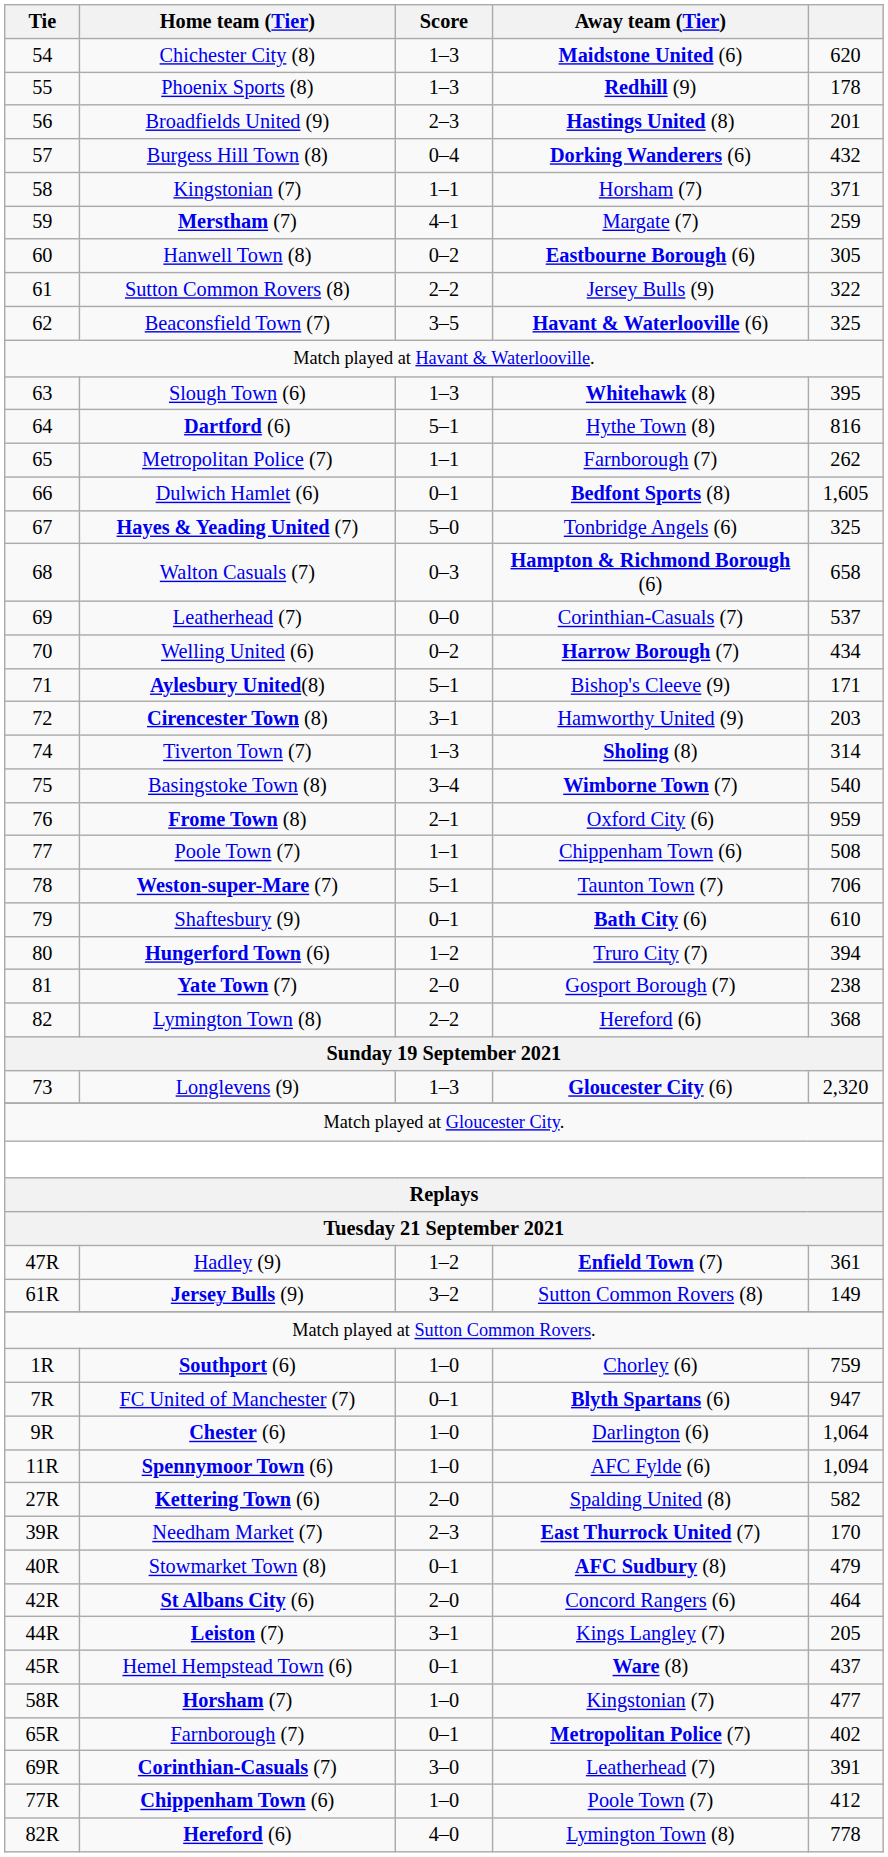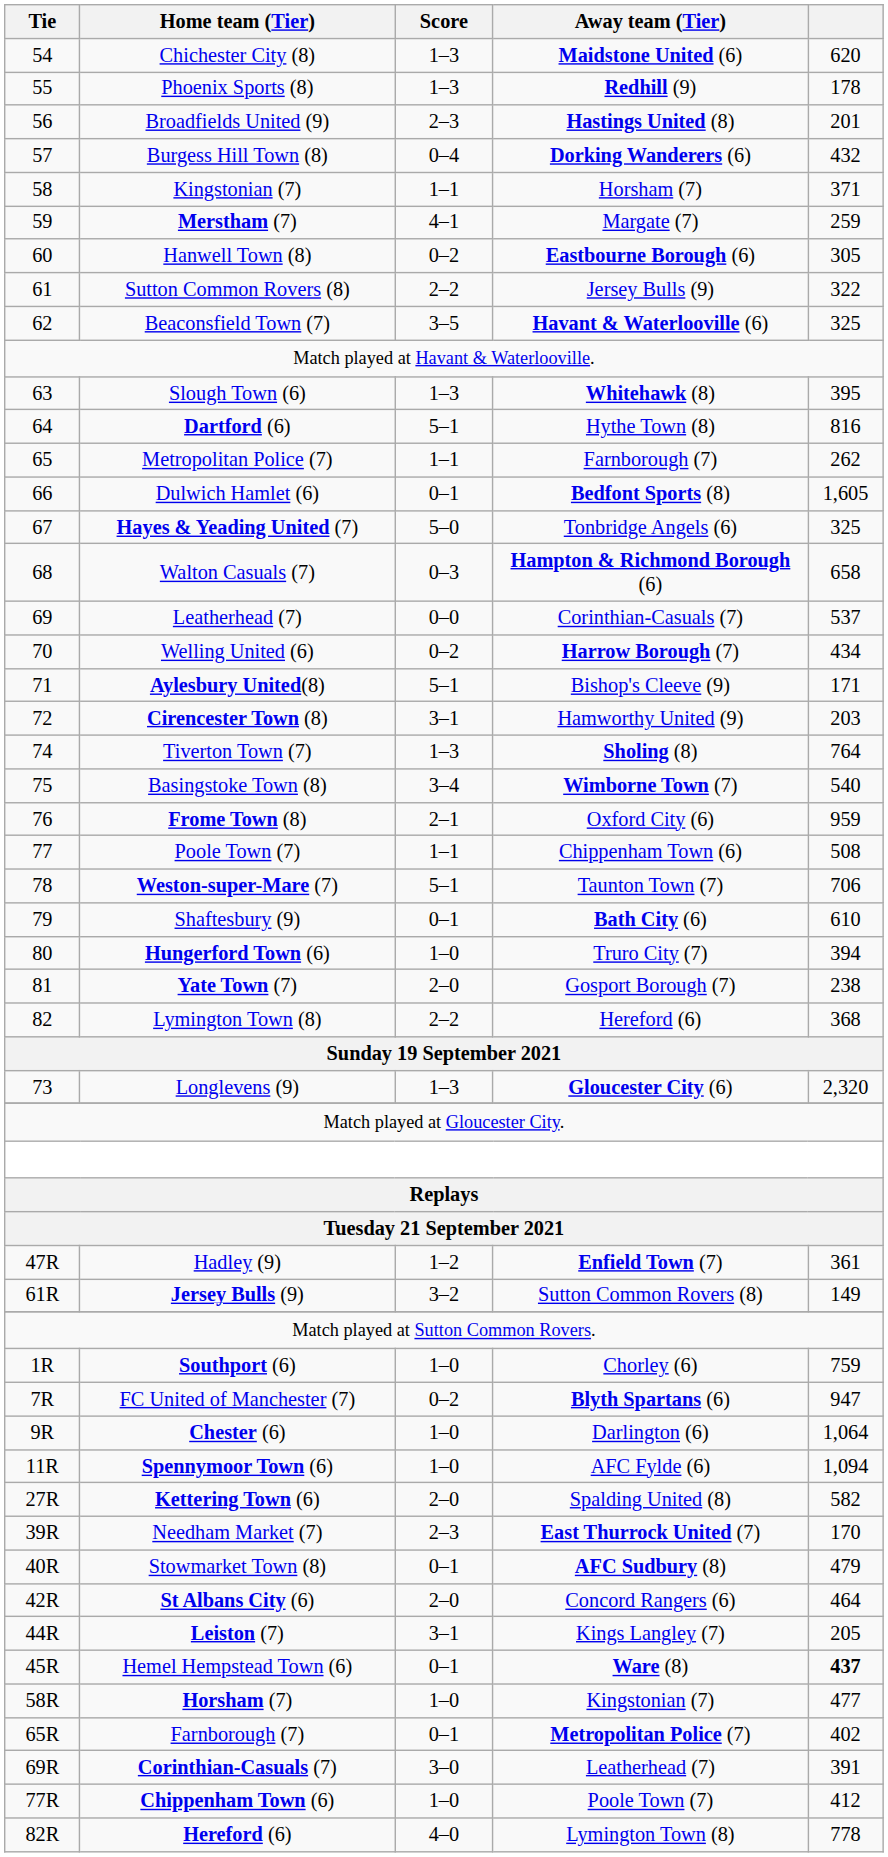(846, 752) 314 -> (846, 752) 764
(444, 953) 1–2 -> (444, 953) 1–0
(444, 1399) 0–1 -> (444, 1399) 0–2
(846, 1667) normal -> (846, 1667) bold
